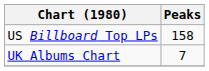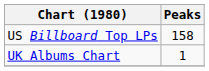(182, 55) 7 -> (182, 55) 1
